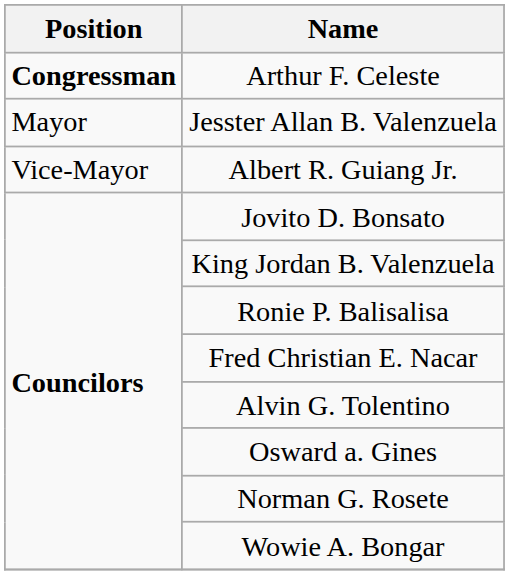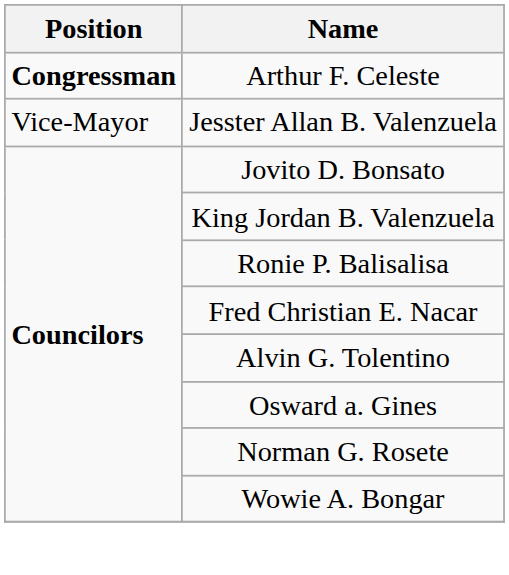(49, 122) Mayor -> (80, 122) Vice-Mayor
- row: (343, 169)
